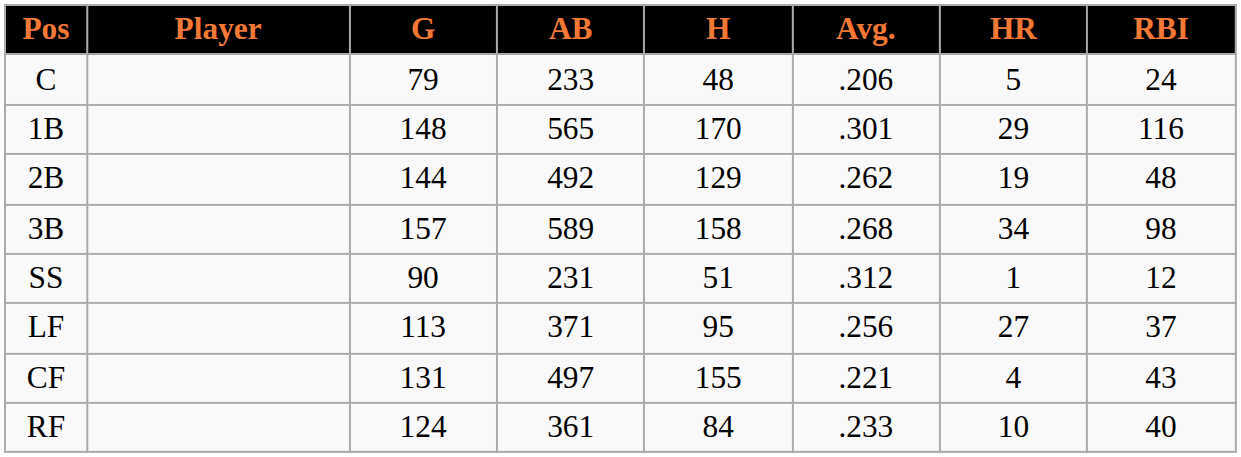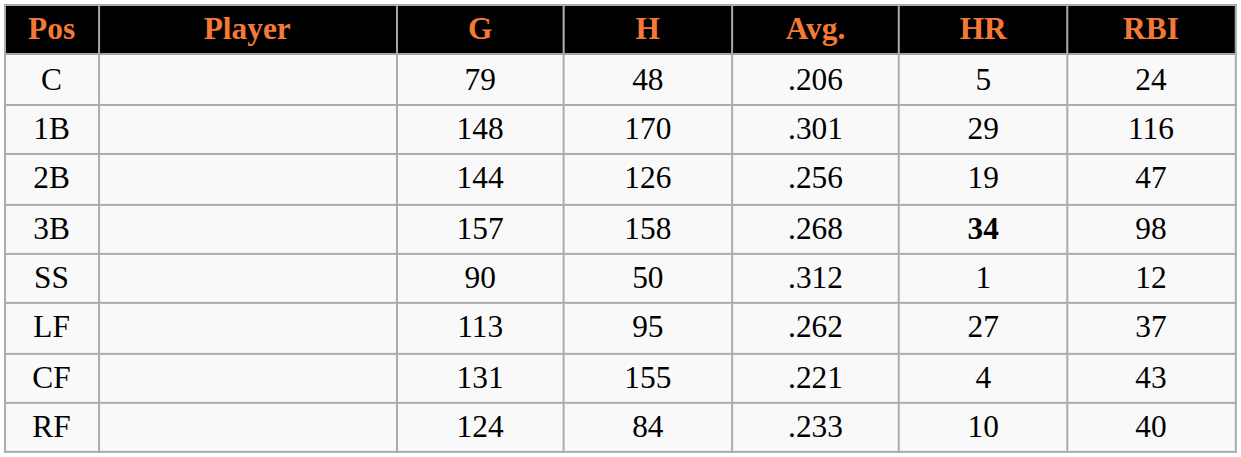- column: (571, 29)
(718, 178) 129 -> (648, 178) 126
(866, 178) .262 -> (816, 178) .256
(1161, 178) 48 -> (1151, 178) 47
(1013, 228) normal -> (983, 228) bold
(718, 278) 51 -> (648, 278) 50
(866, 327) .256 -> (816, 327) .262
